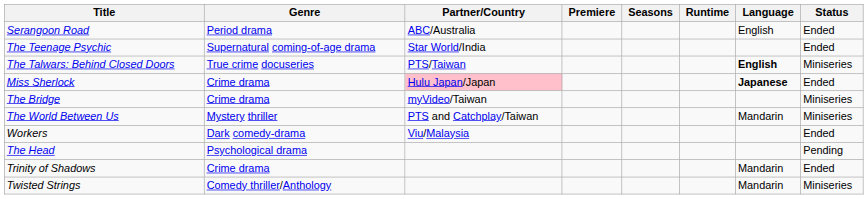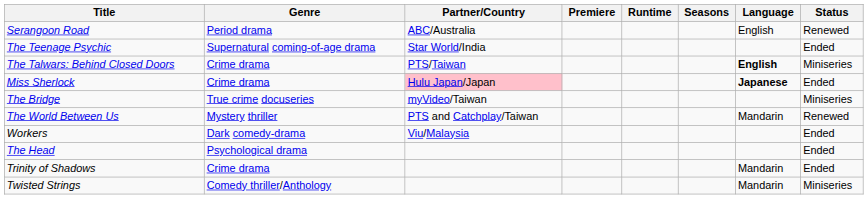columns swapped: (651, 13) <-> (707, 13)
(819, 30) Ended -> (826, 30) Renewed
(260, 64) True crime docuseries -> (238, 64) Crime drama
(238, 99) Crime drama -> (260, 99) True crime docuseries
(828, 116) Miniseries -> (826, 116) Renewed
(823, 151) Pending -> (819, 151) Ended
